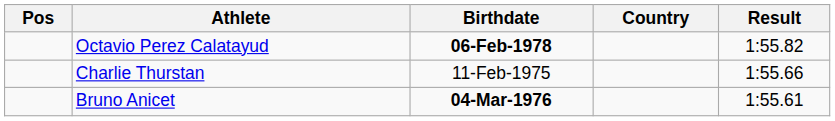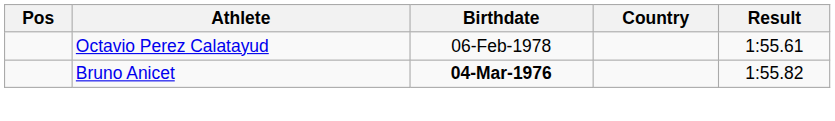(501, 45) bold -> (501, 45) normal
(774, 45) 1:55.82 -> (774, 45) 1:55.61
- row: (140, 73)
(774, 101) 1:55.61 -> (774, 73) 1:55.82
